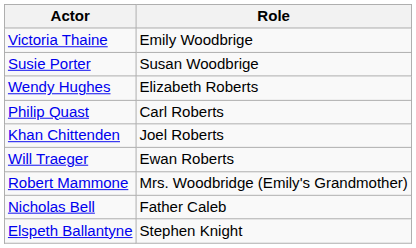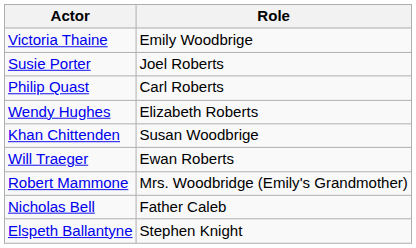(199, 64) Susan Woodbrige -> (182, 64) Joel Roberts
rows swapped: (48, 111) <-> (59, 87)
(182, 135) Joel Roberts -> (199, 135) Susan Woodbrige
